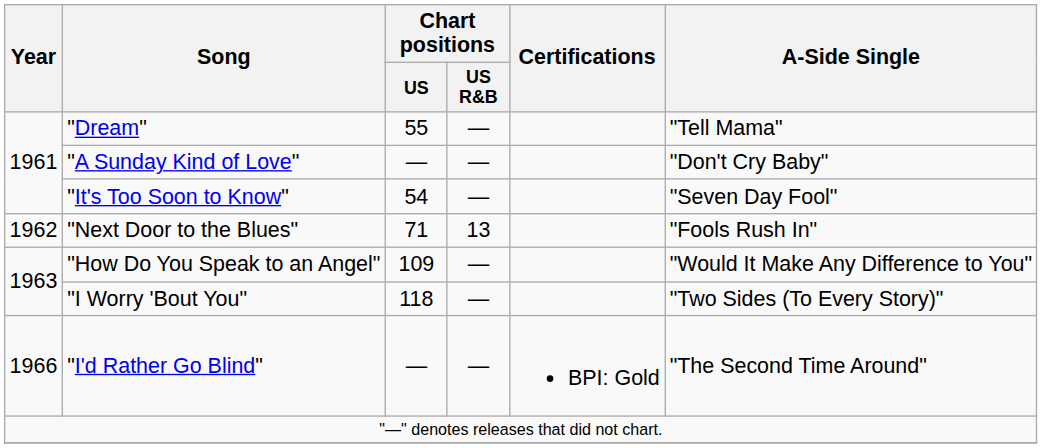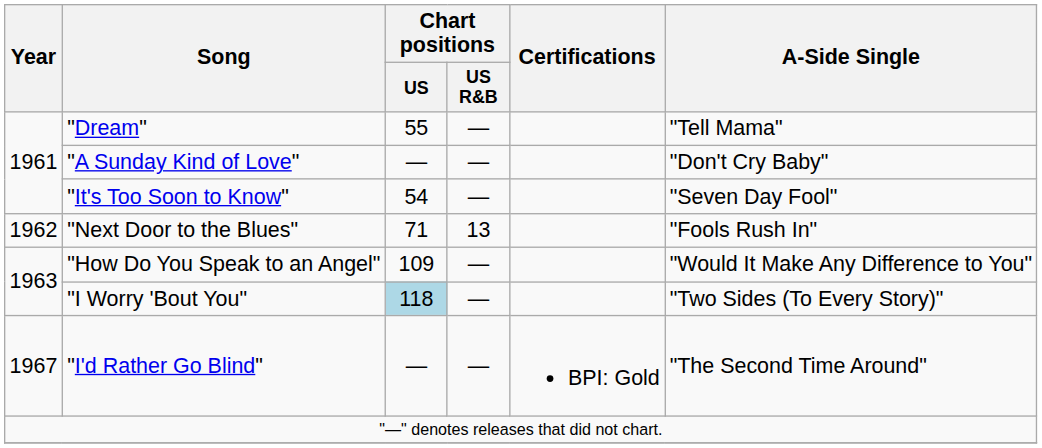(416, 298) no background -> (416, 298) lightblue background
(33, 365) 1966 -> (33, 365) 1967
